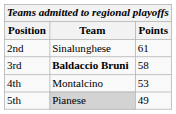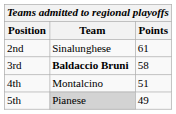(143, 83) 53 -> (143, 83) 51
